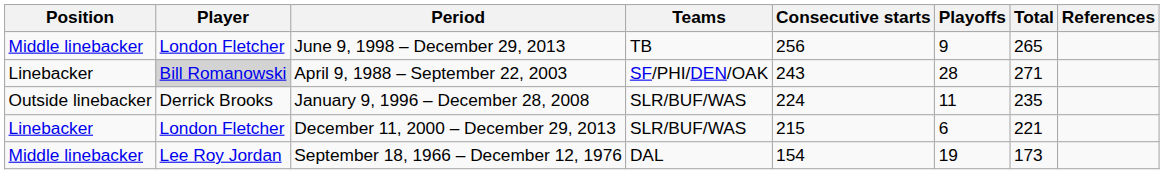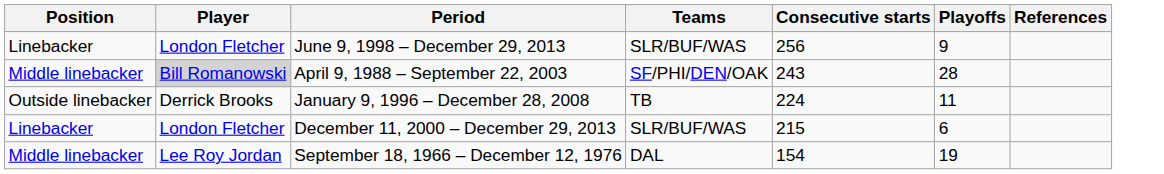- column: (1034, 18)
(76, 45) Middle linebacker -> (51, 45) Linebacker
(641, 45) TB -> (688, 45) SLR/BUF/WAS
(51, 73) Linebacker -> (76, 73) Middle linebacker
(688, 100) SLR/BUF/WAS -> (641, 100) TB
